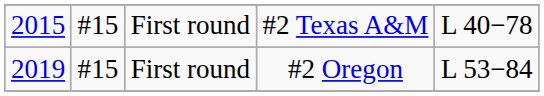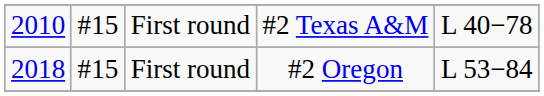(38, 25) 2015 -> (38, 25) 2010
(38, 68) 2019 -> (38, 68) 2018
